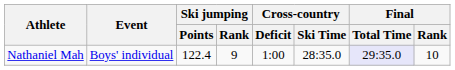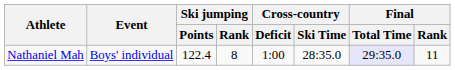(234, 55) 9 -> (234, 55) 8
(432, 55) 10 -> (432, 55) 11
